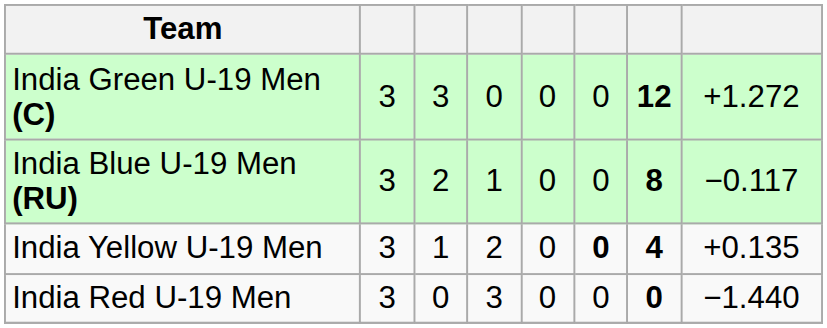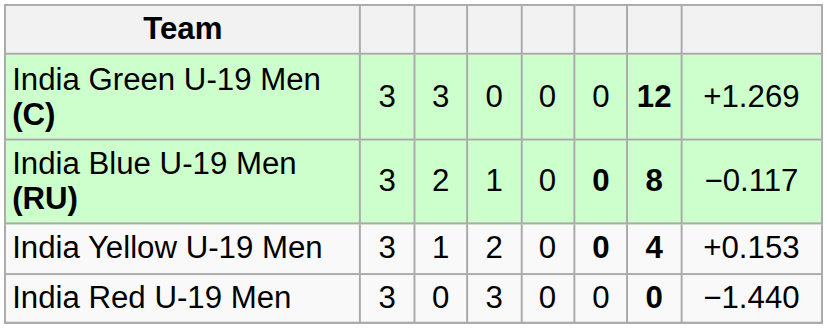(751, 96) +1.272 -> (751, 96) +1.269
(601, 180) normal -> (601, 180) bold
(751, 247) +0.135 -> (751, 247) +0.153
